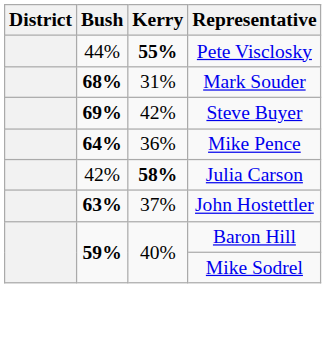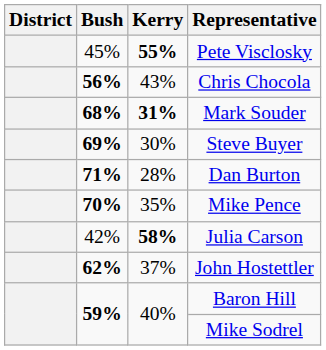(102, 50) 44% -> (102, 50) 45%
+ row: (254, 81)
(158, 81) normal -> (158, 112) bold
(158, 112) 42% -> (158, 143) 30%
+ row: (254, 174)
(102, 143) 64% -> (102, 205) 70%
(158, 143) 36% -> (158, 205) 35%
(102, 205) 63% -> (102, 267) 62%
